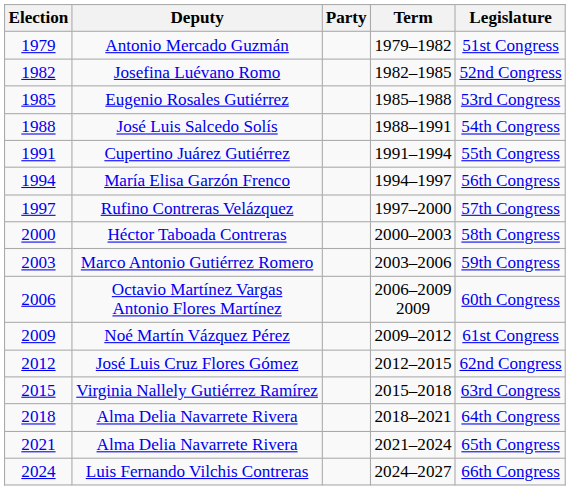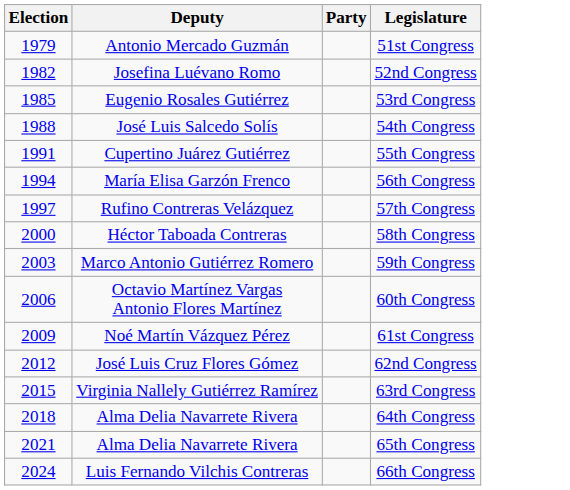- column: (413, 18)
